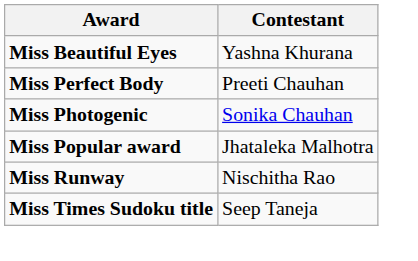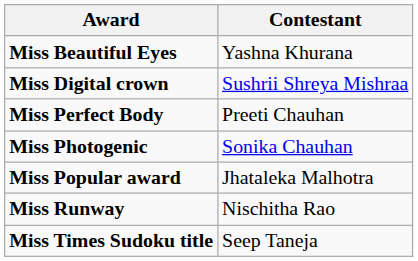+ row: (89, 83)
